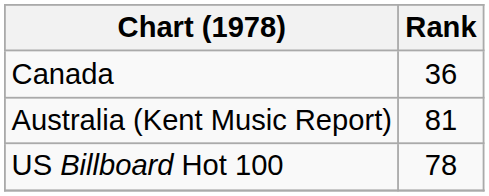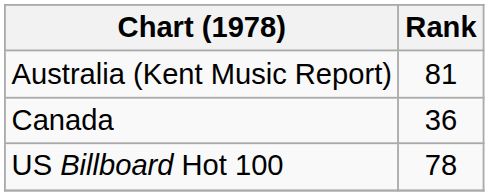rows swapped: (202, 119) <-> (63, 73)
